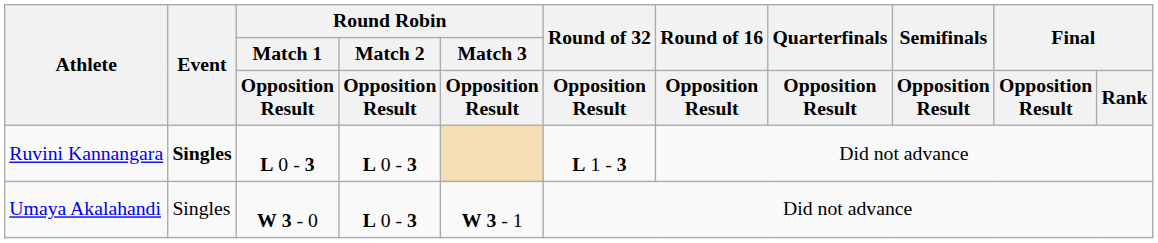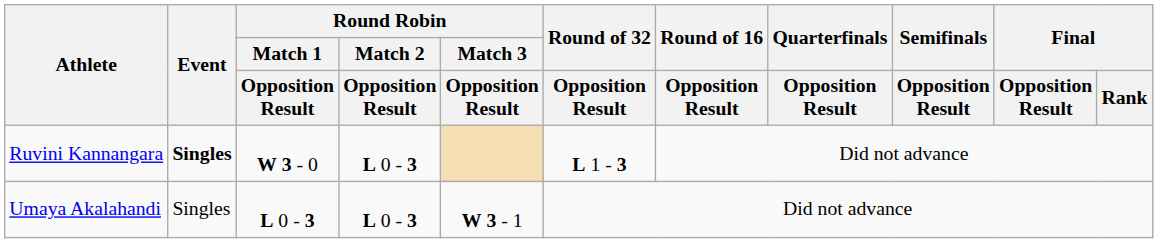(287, 165) L 0 - 3 -> (287, 165) W 3 - 0
(287, 221) W 3 - 0 -> (287, 221) L 0 - 3
